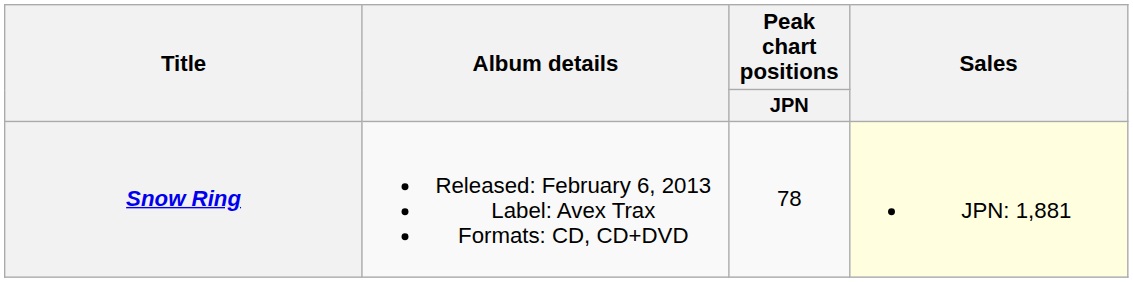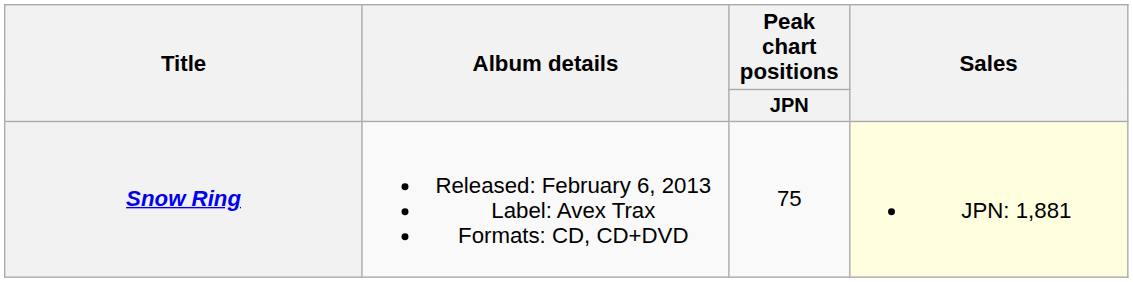(789, 198) 78 -> (789, 198) 75
